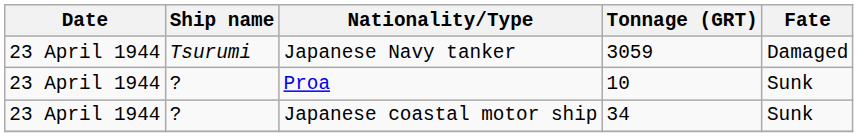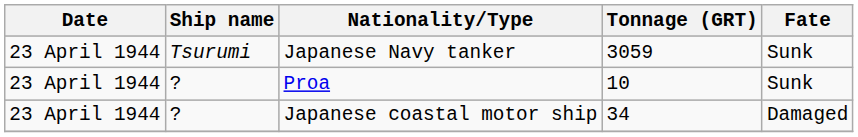(808, 52) Damaged -> (790, 52) Sunk
(790, 115) Sunk -> (808, 115) Damaged
